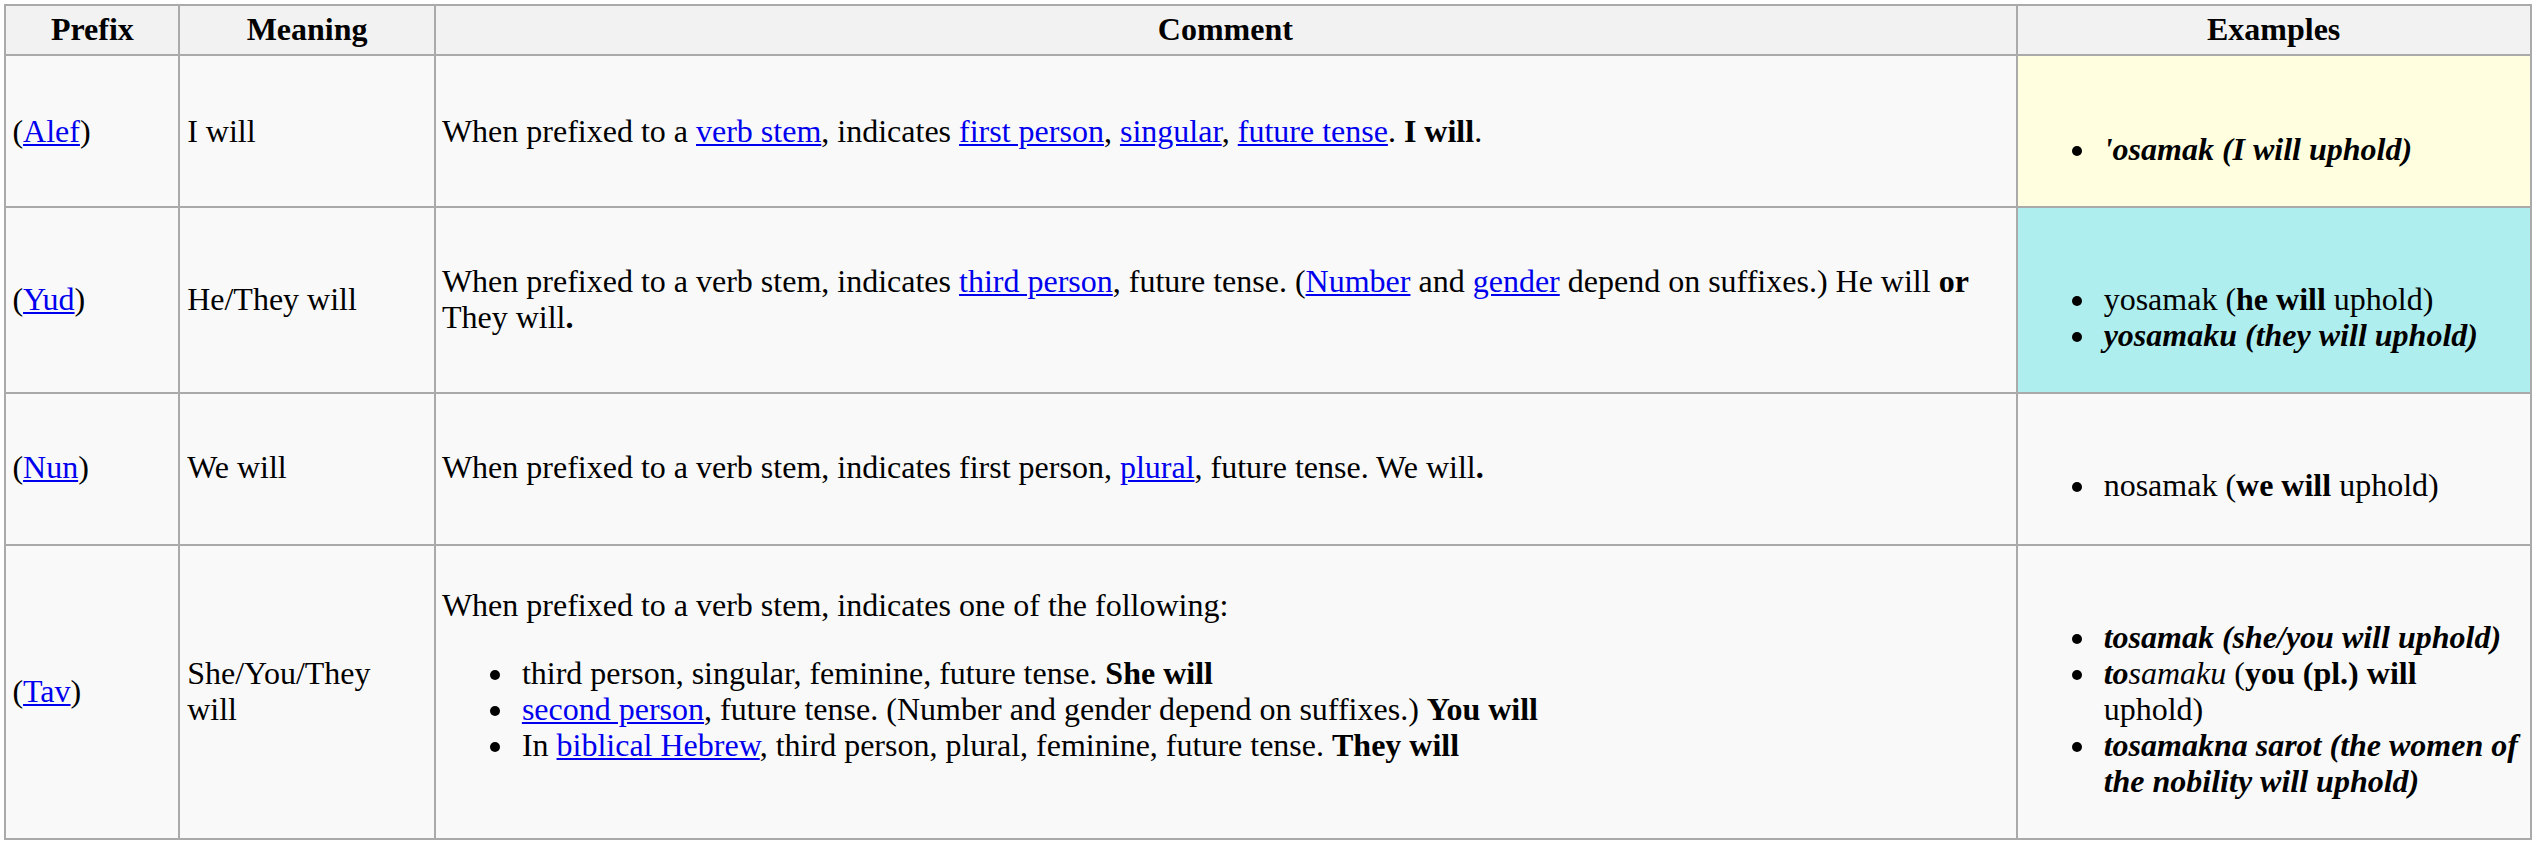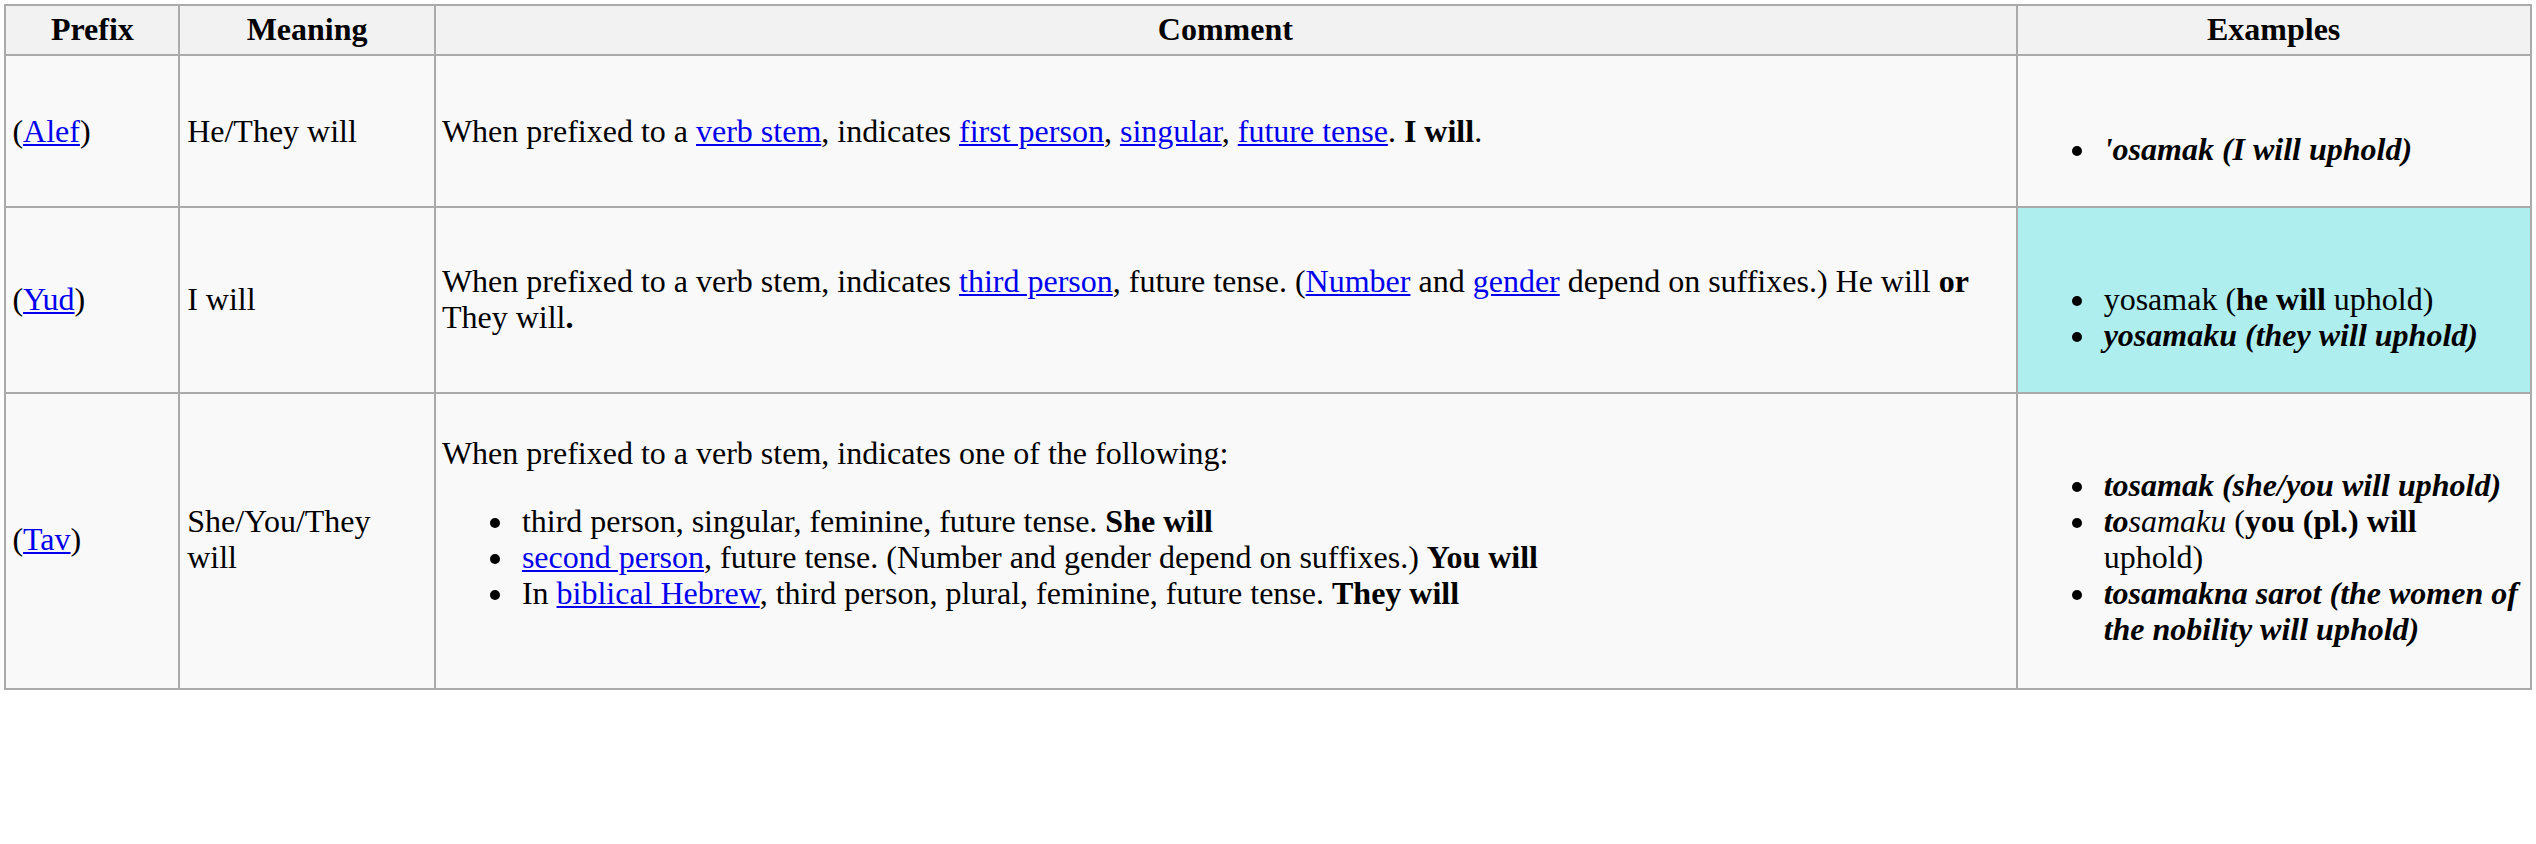(221, 130) I will -> (272, 130) He/They will
(2274, 149) lightyellow background -> (2274, 149) no background
(272, 299) He/They will -> (221, 299) I will
- row: (51, 468)
